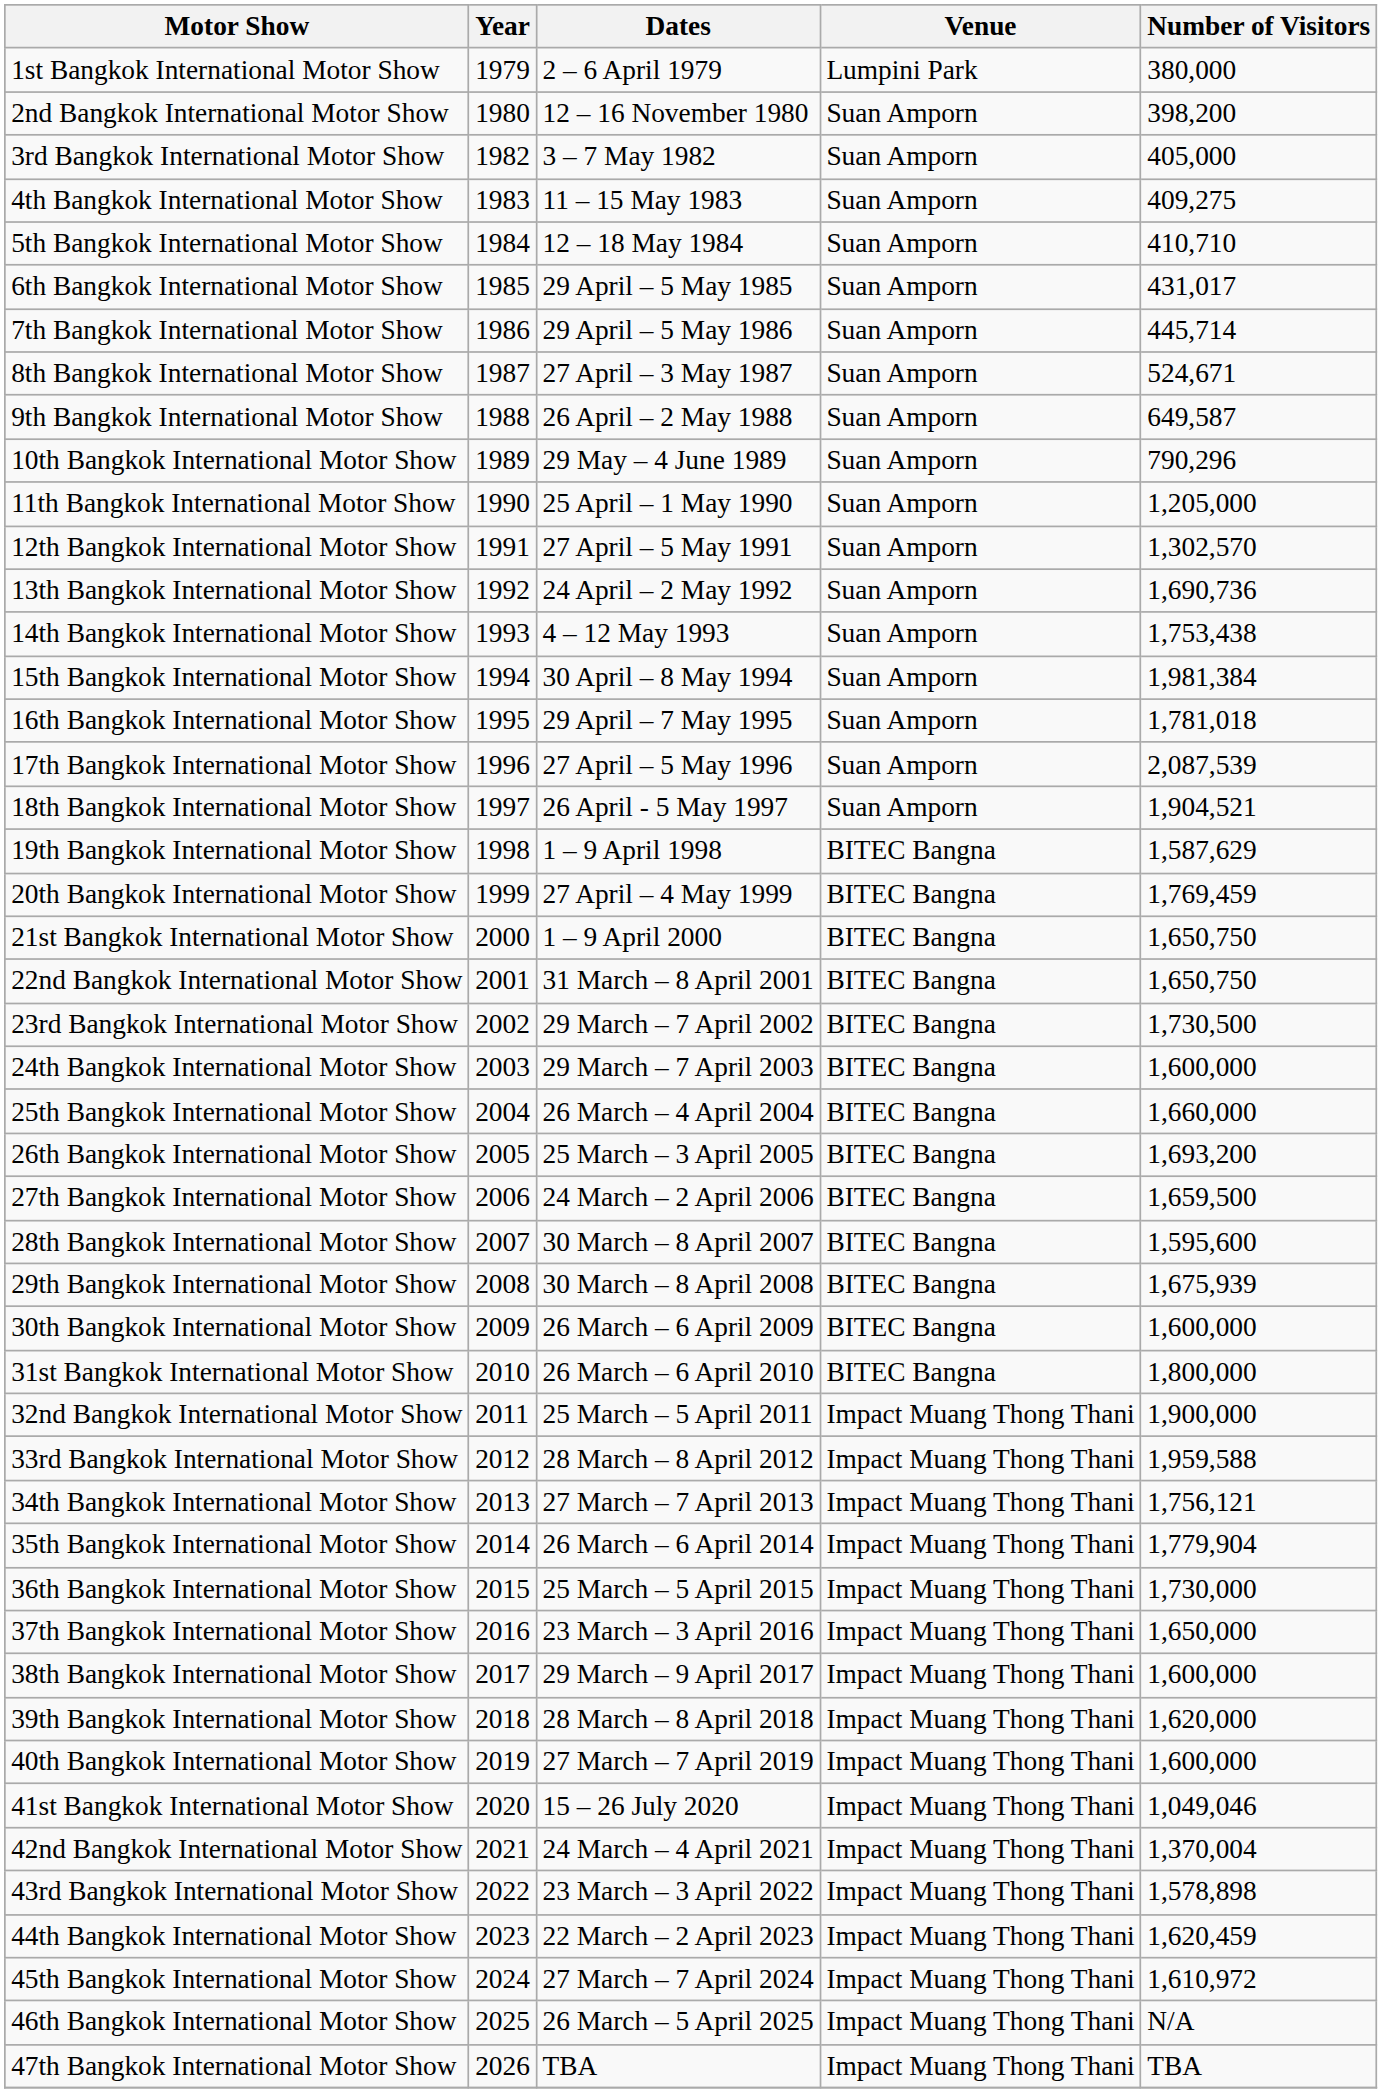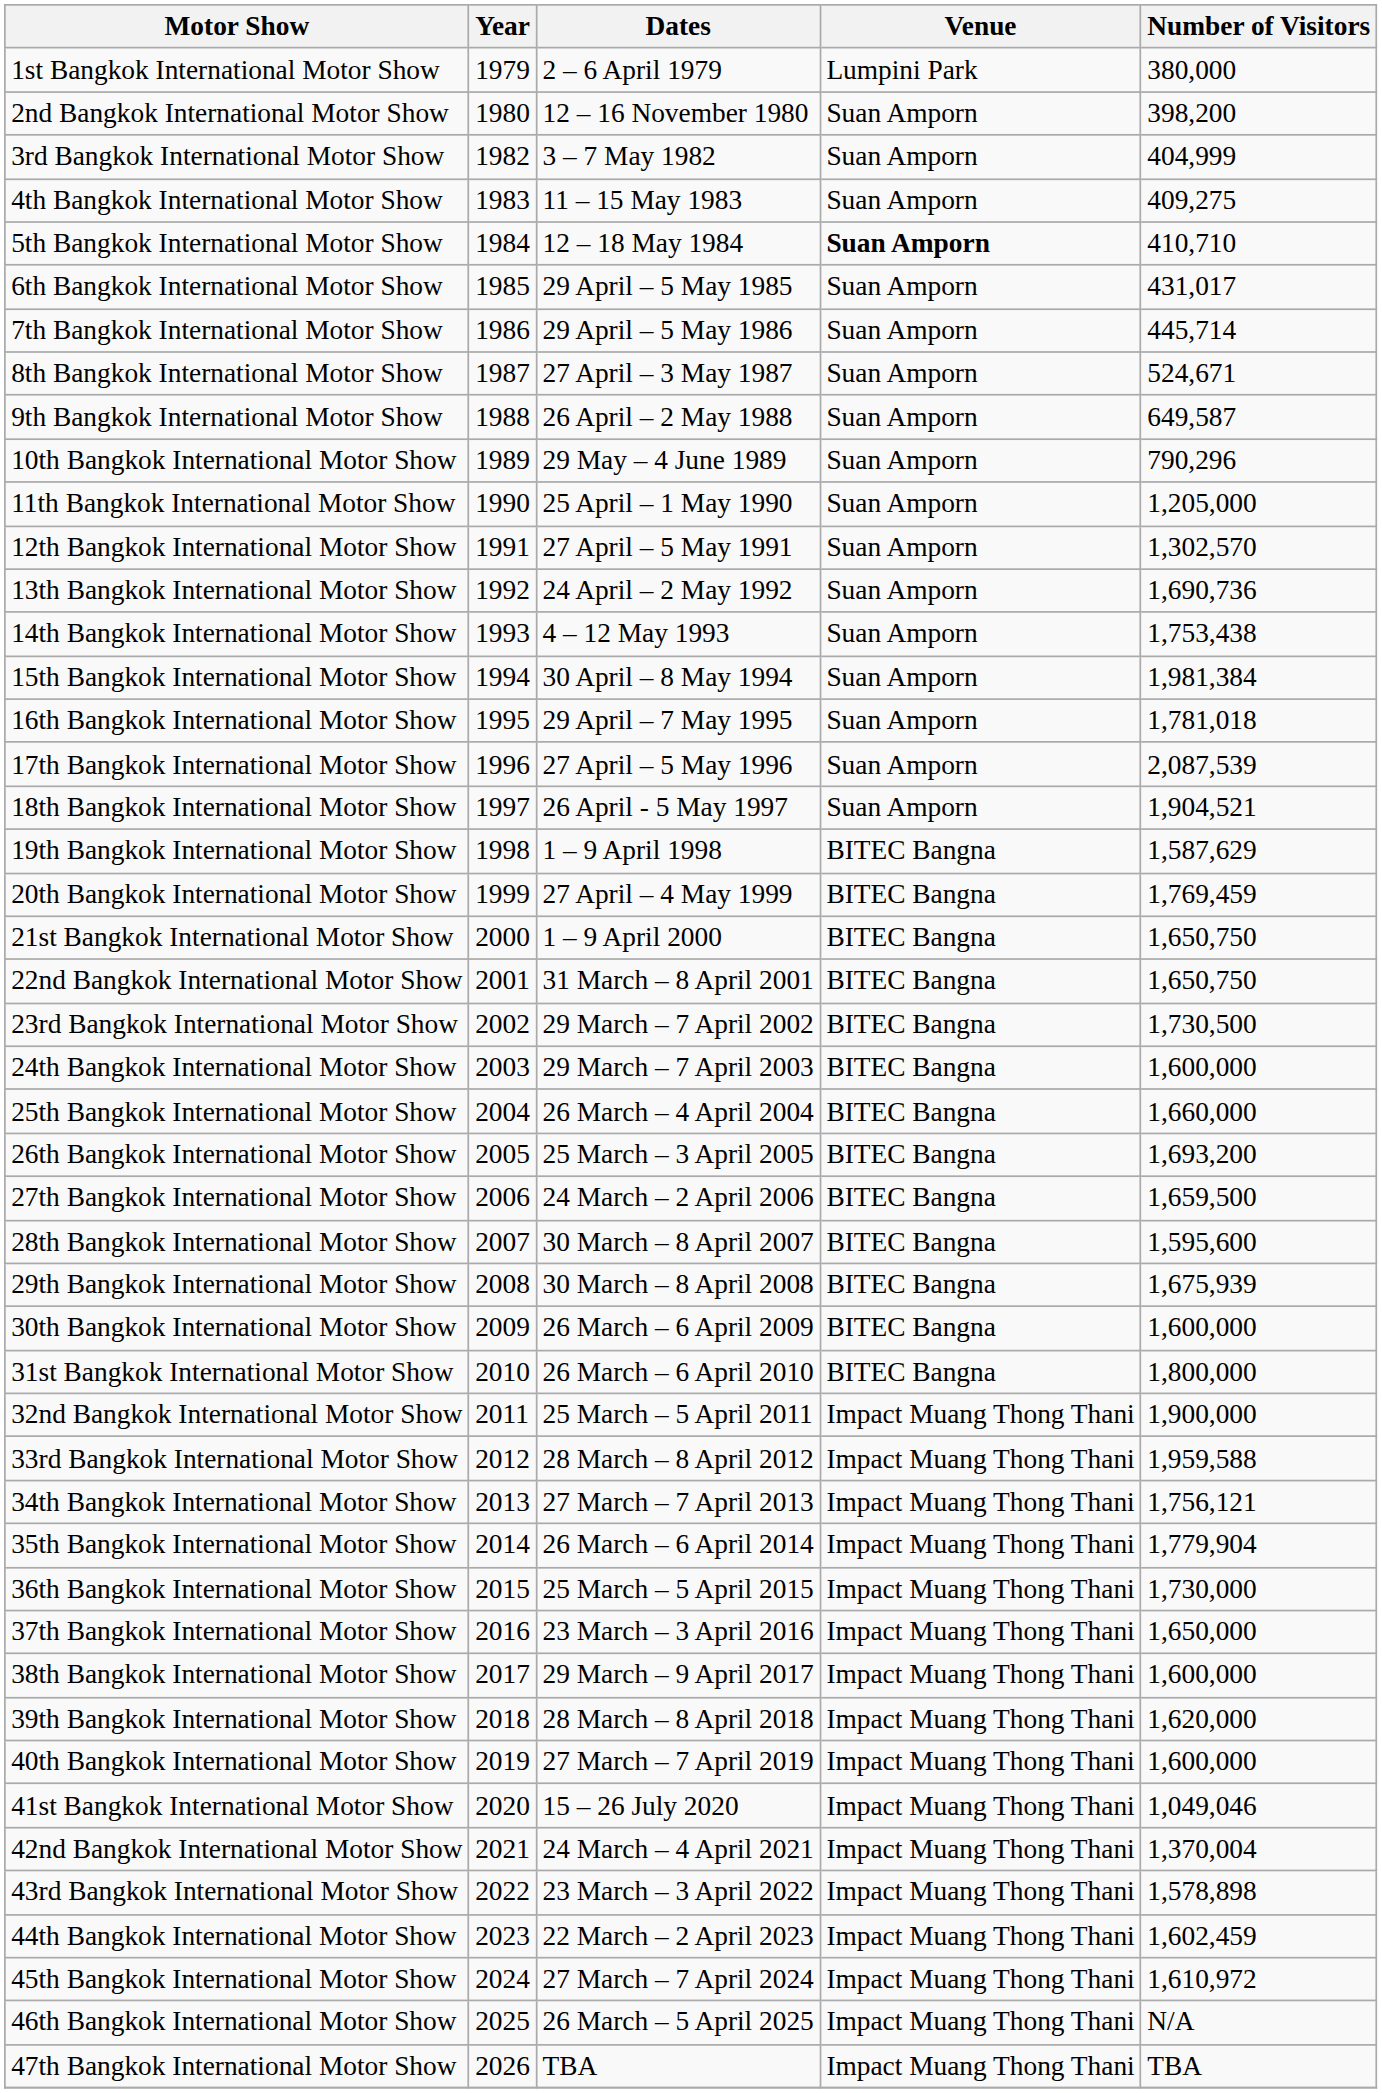(1192, 156) 405,000 -> (1192, 156) 404,999
(902, 243) normal -> (908, 243) bold
(1202, 1935) 1,620,459 -> (1202, 1935) 1,602,459
